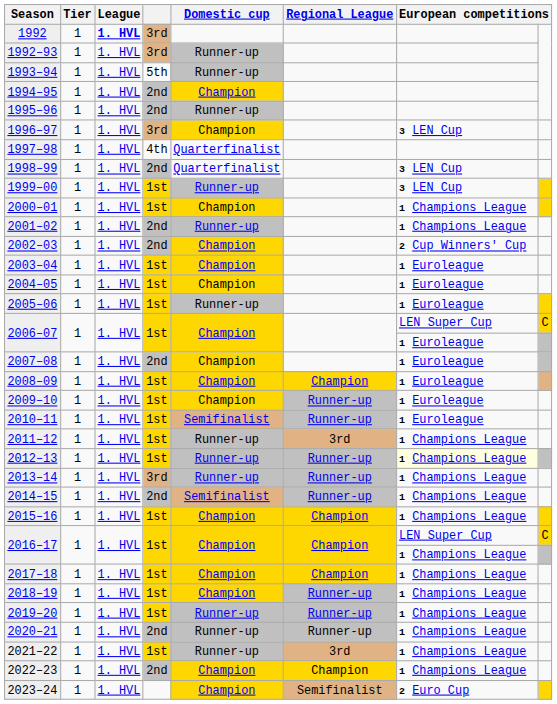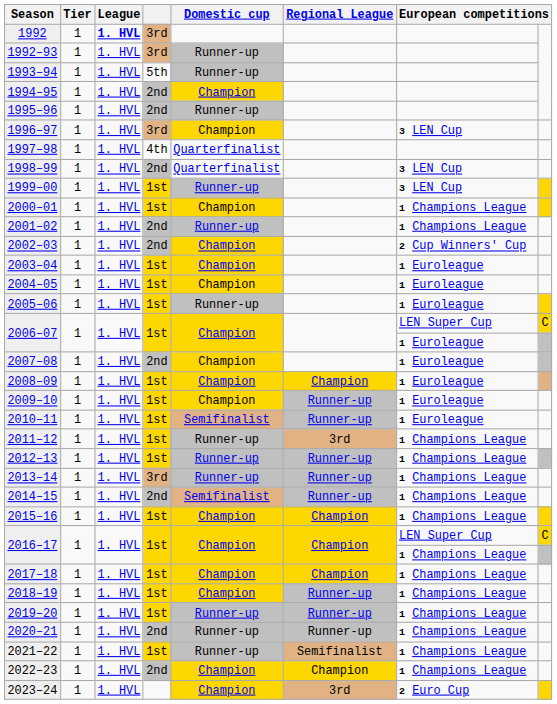(463, 459) lightyellow background -> (463, 459) no background
(340, 652) 3rd -> (340, 652) Semifinalist
(340, 690) Semifinalist -> (340, 690) 3rd
